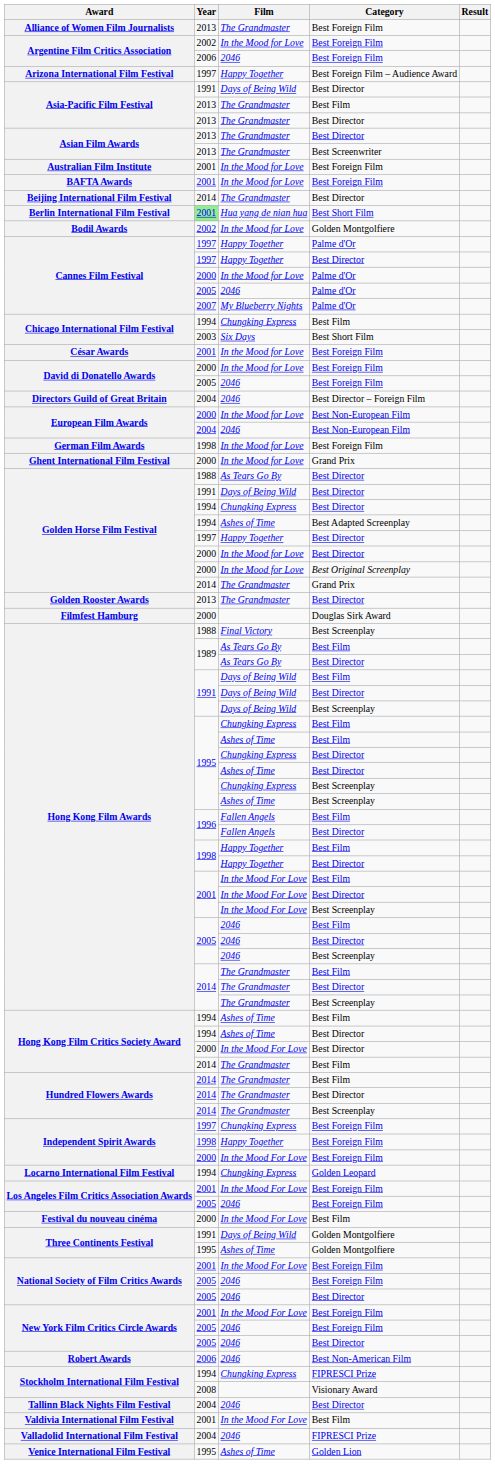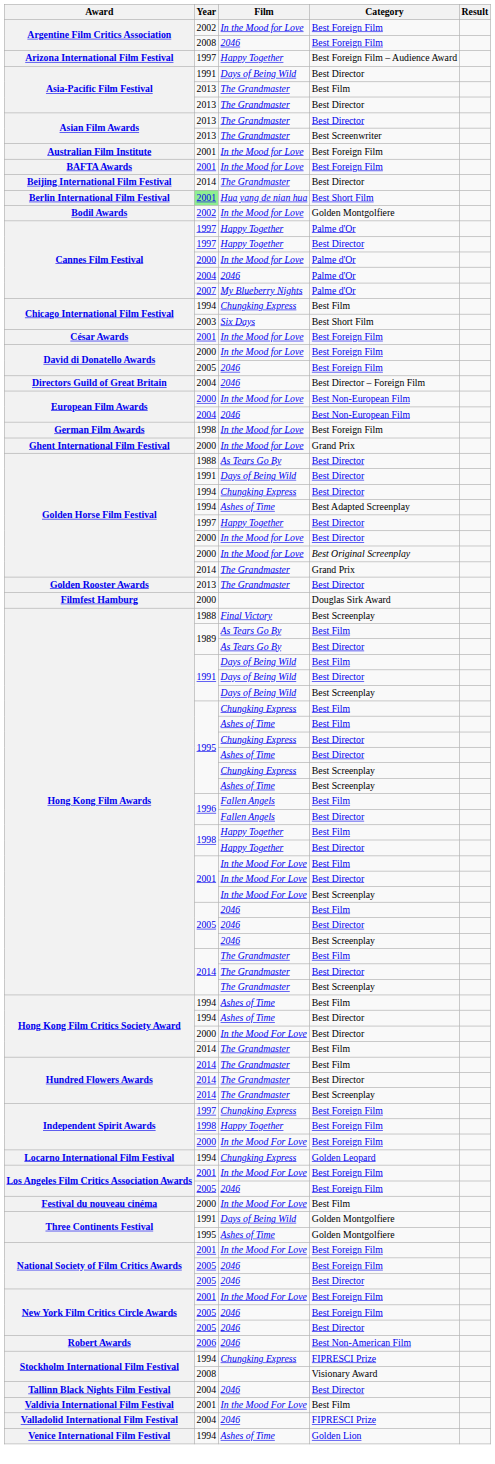- row: (99, 27)
(206, 58) 2006 -> (206, 43) 2008
(206, 290) 2005 -> (206, 275) 2004
(206, 1451) 1995 -> (206, 1436) 1994
